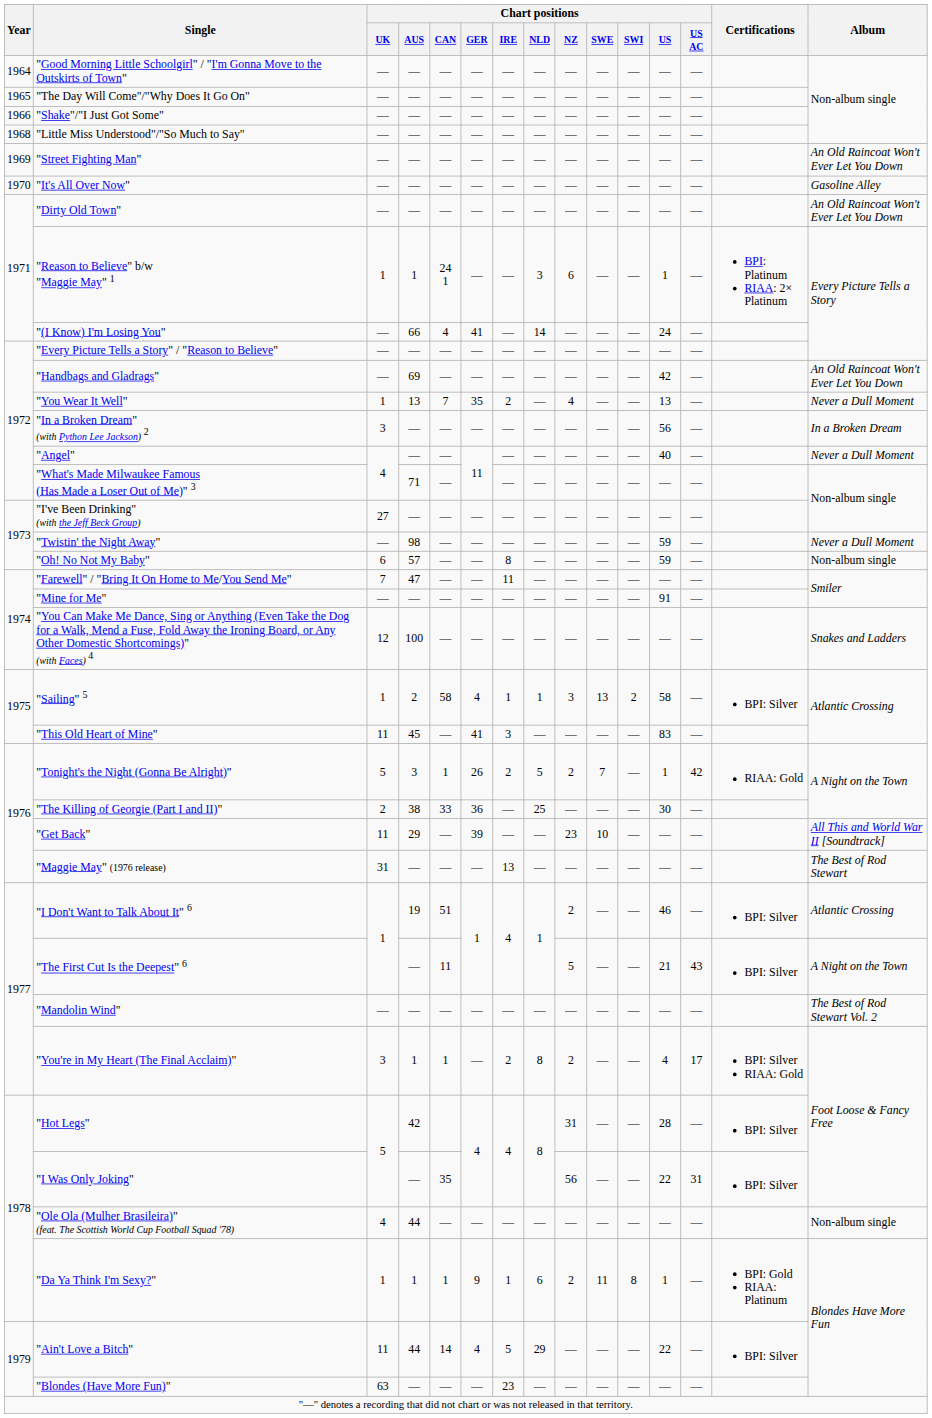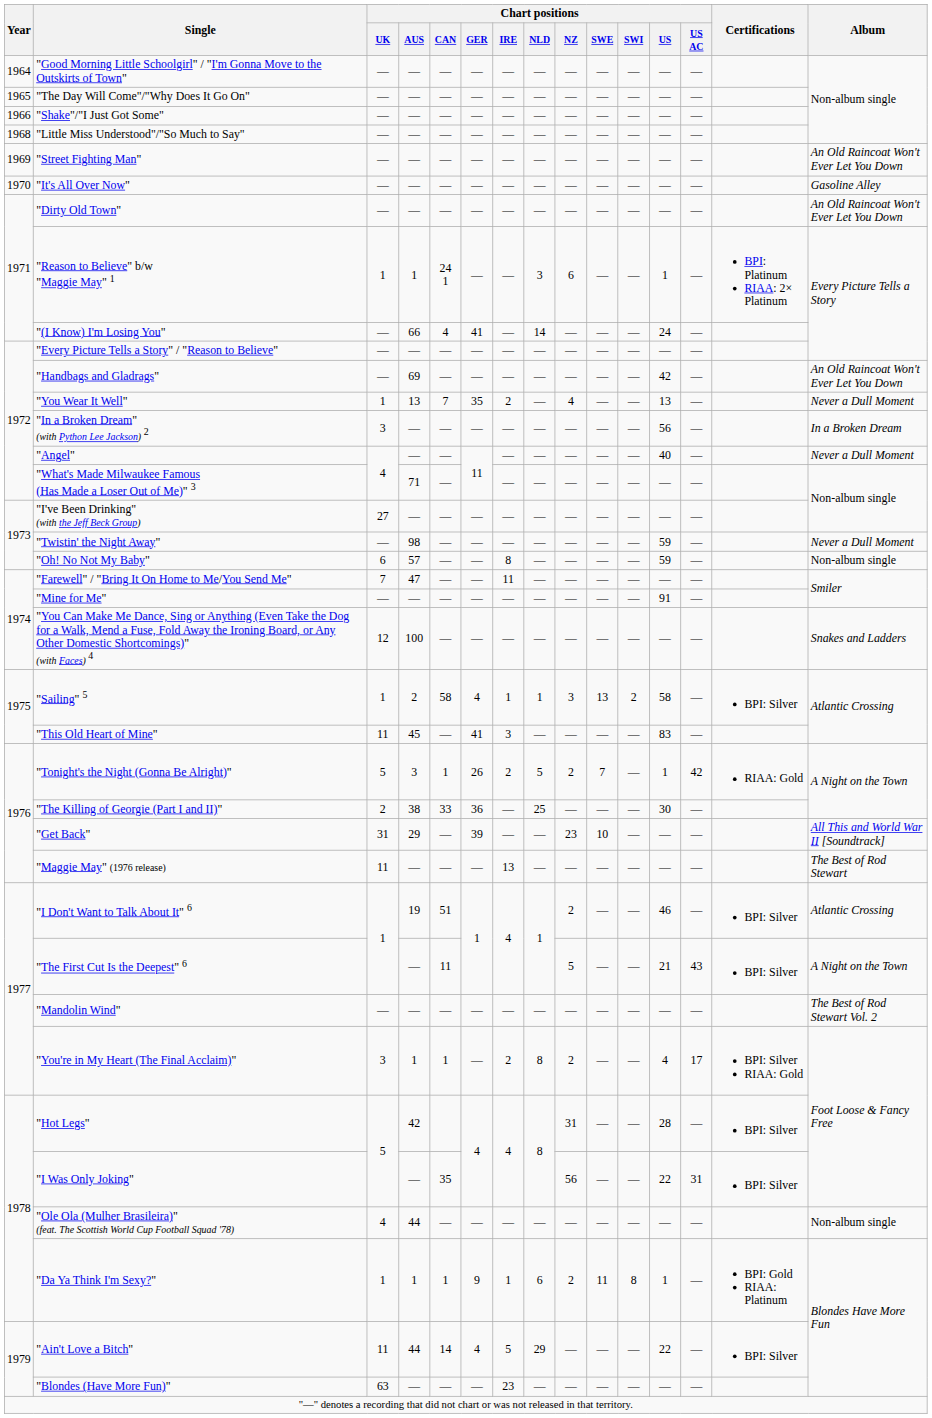(383, 834) 11 -> (383, 834) 31
(383, 866) 31 -> (383, 866) 11
